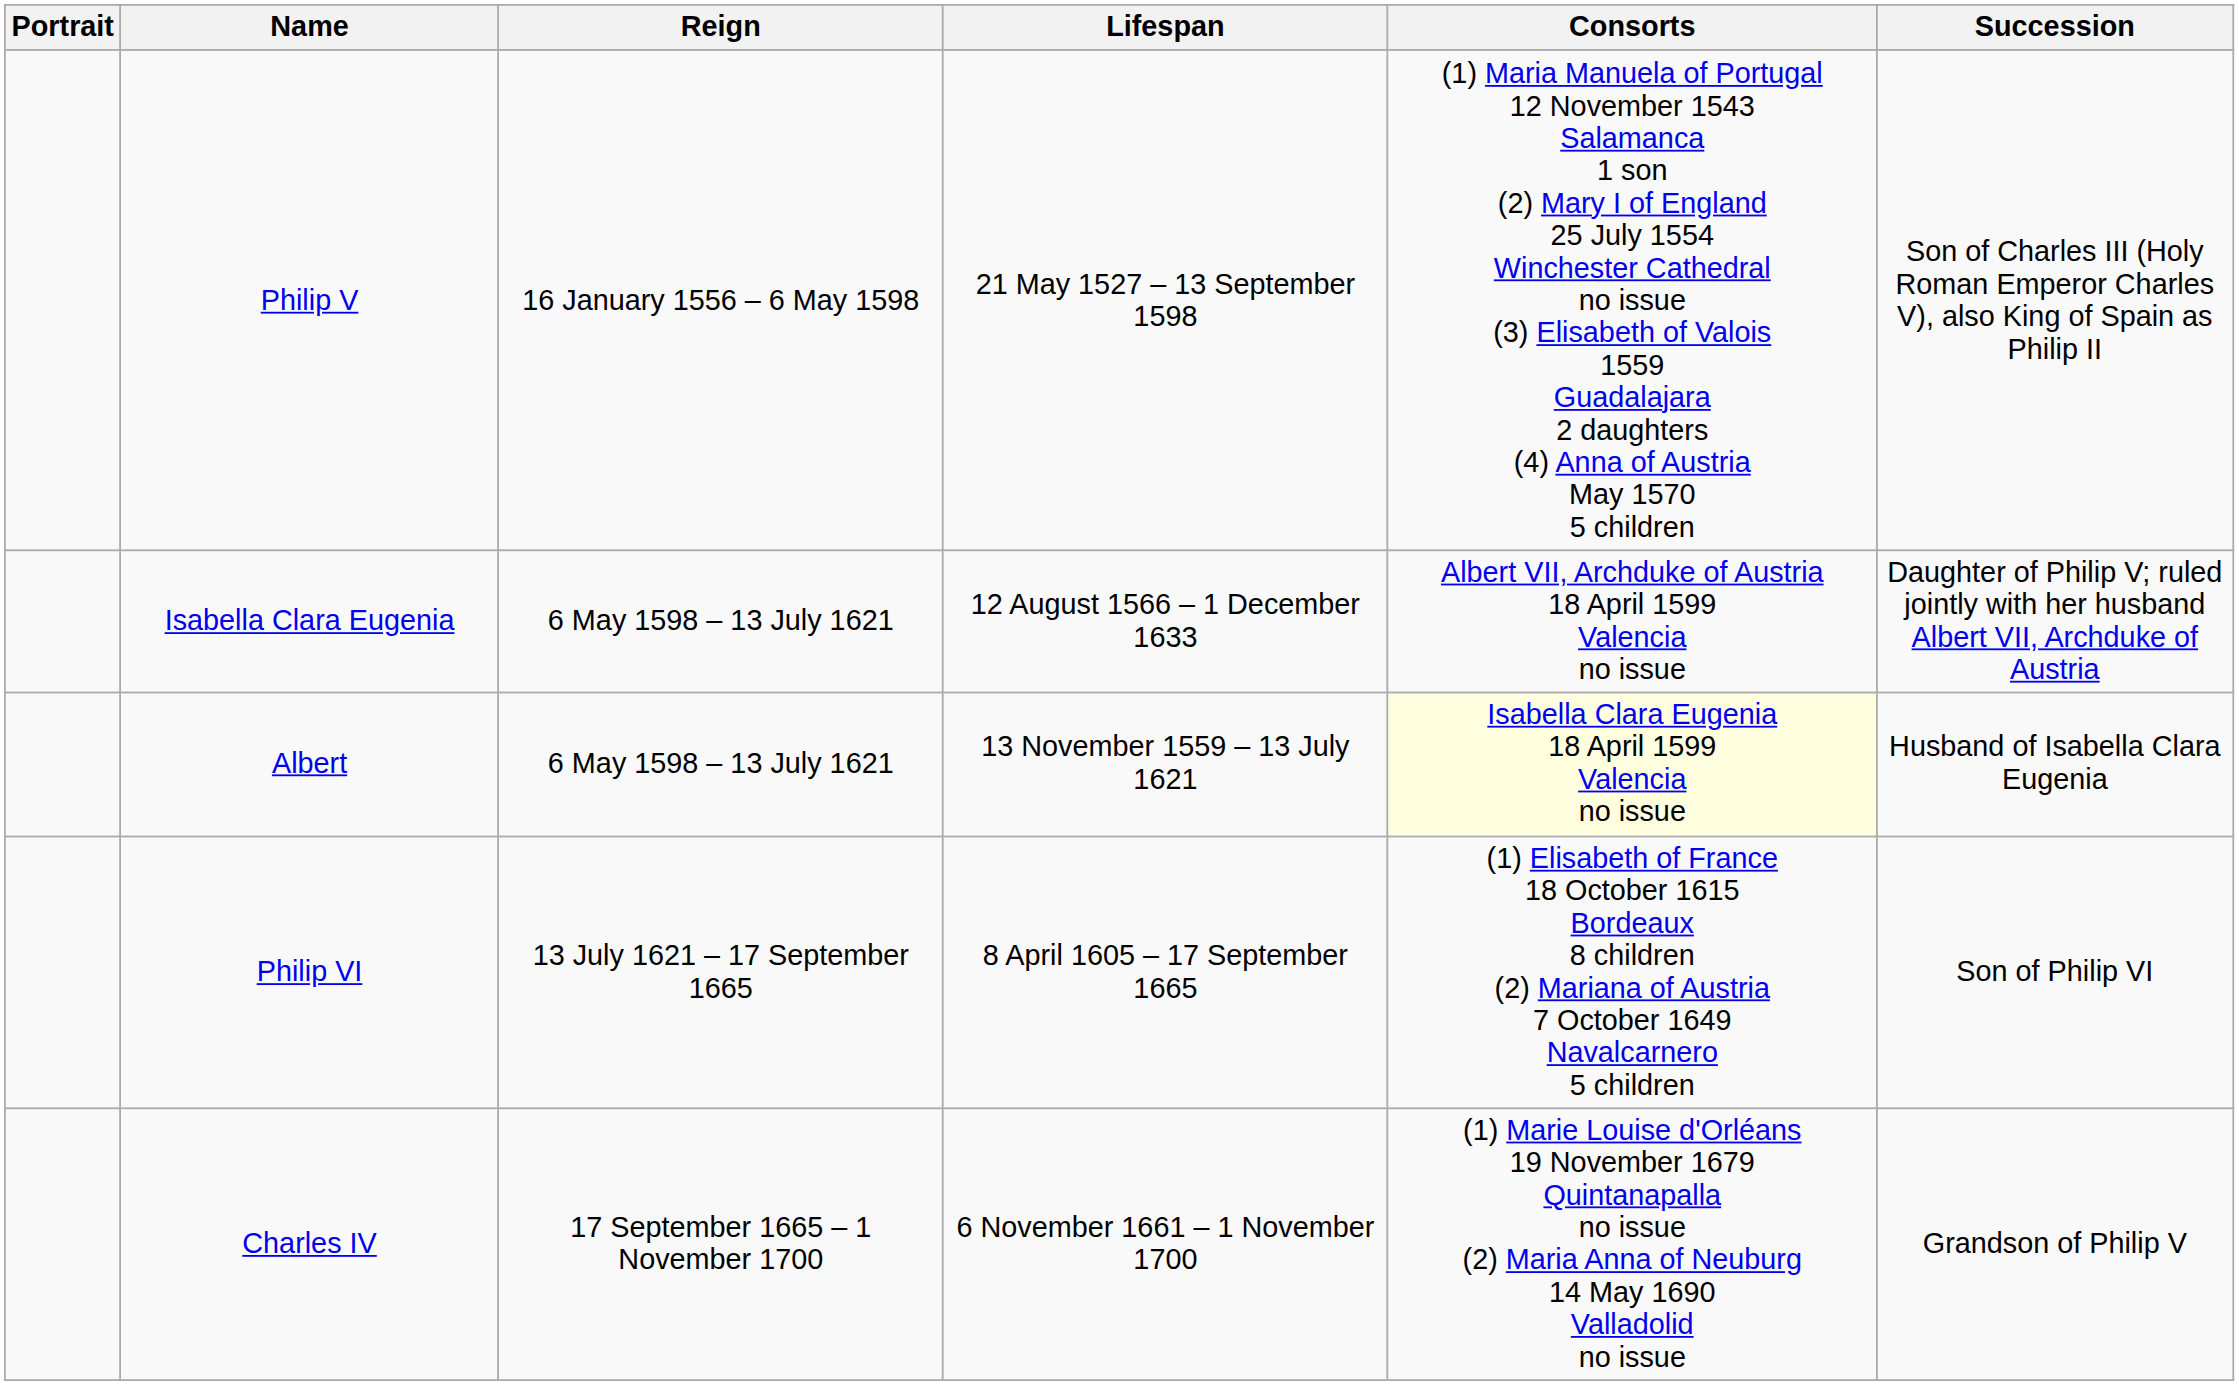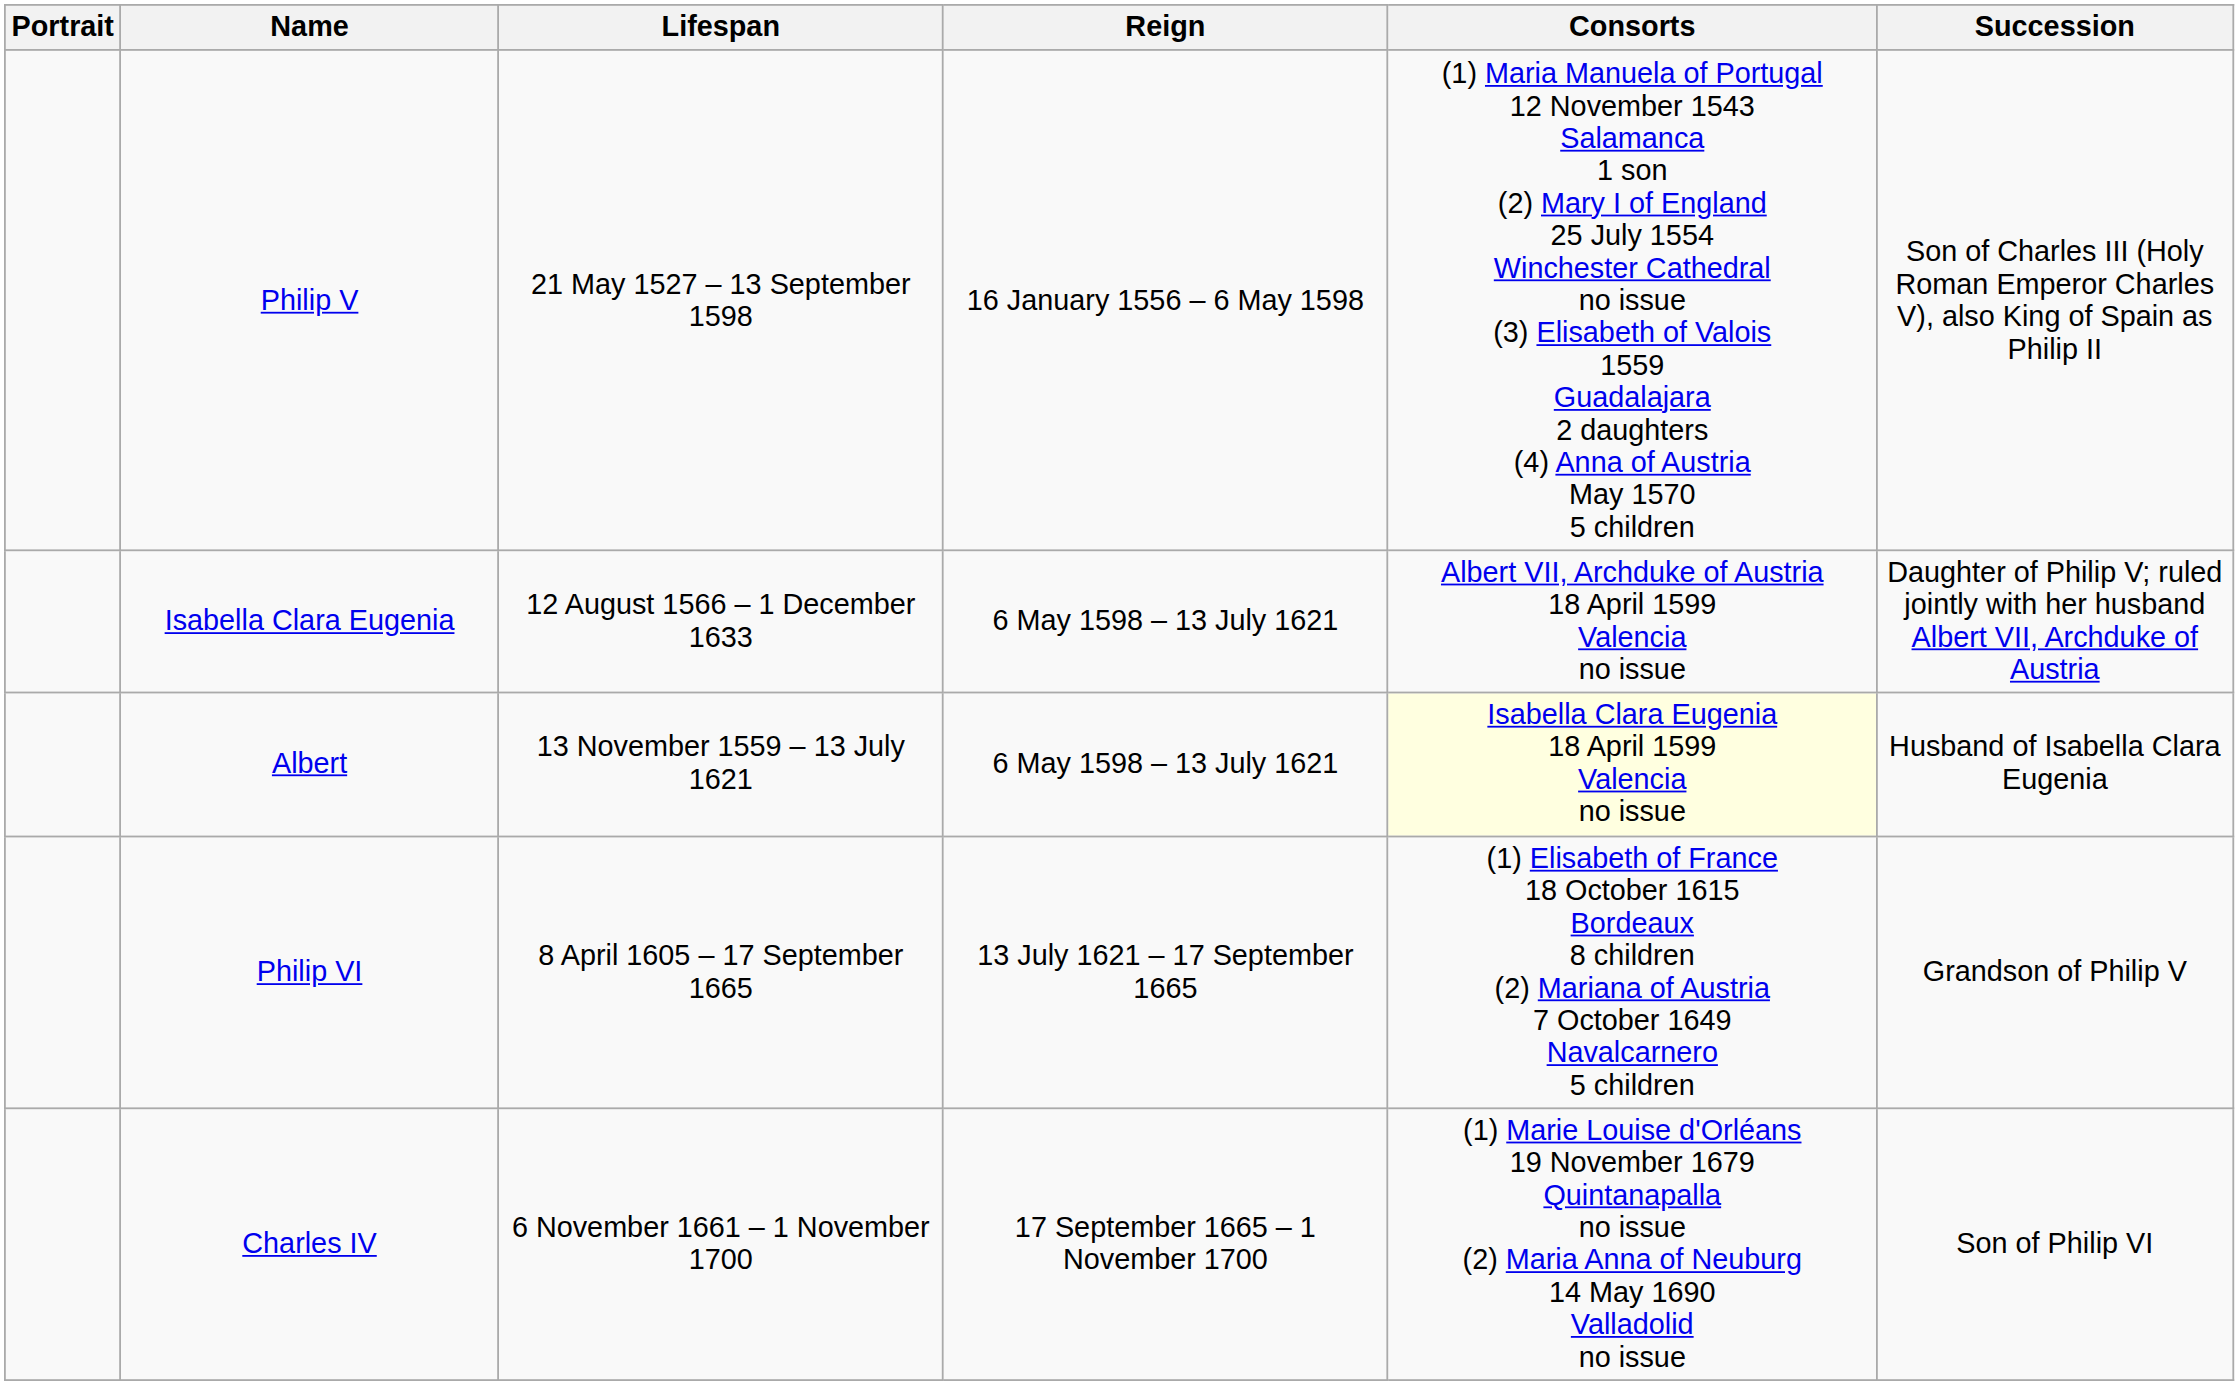columns swapped: (1165, 27) <-> (721, 27)
(2055, 971) Son of Philip VI -> (2055, 971) Grandson of Philip V
(2055, 1243) Grandson of Philip V -> (2055, 1243) Son of Philip VI
